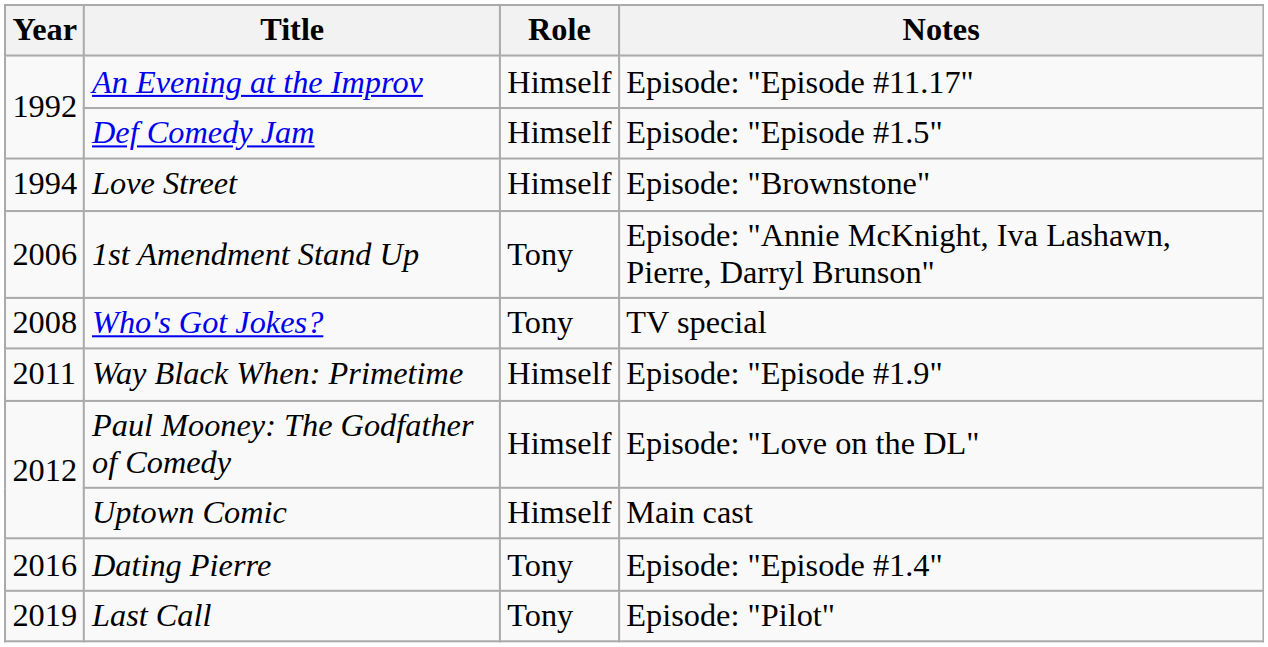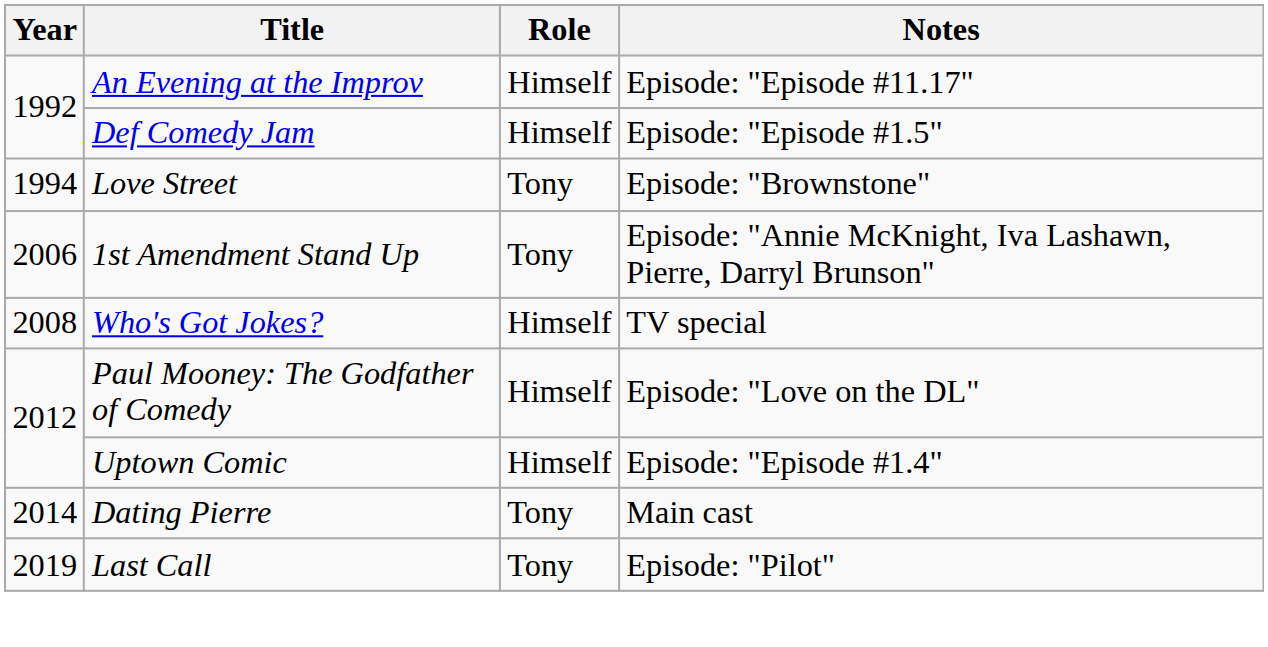(559, 183) Himself -> (540, 183) Tony
(540, 322) Tony -> (559, 322) Himself
- row: (278, 374)
(690, 512) Main cast -> (784, 461) Episode: "Episode #1.4"
(45, 564) 2016 -> (45, 512) 2014
(784, 564) Episode: "Episode #1.4" -> (690, 512) Main cast
